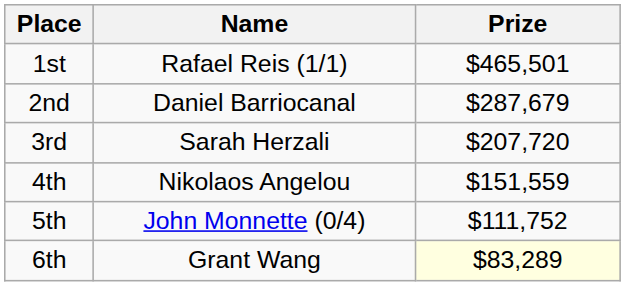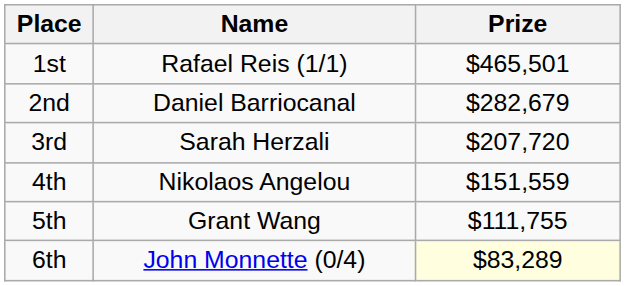(518, 102) $287,679 -> (518, 102) $282,679
(254, 220) John Monnette (0/4) -> (254, 220) Grant Wang
(518, 220) $111,752 -> (518, 220) $111,755
(254, 260) Grant Wang -> (254, 260) John Monnette (0/4)
